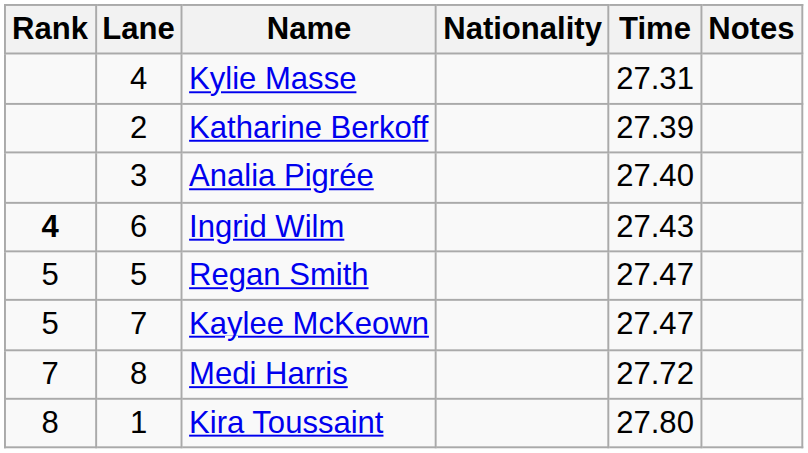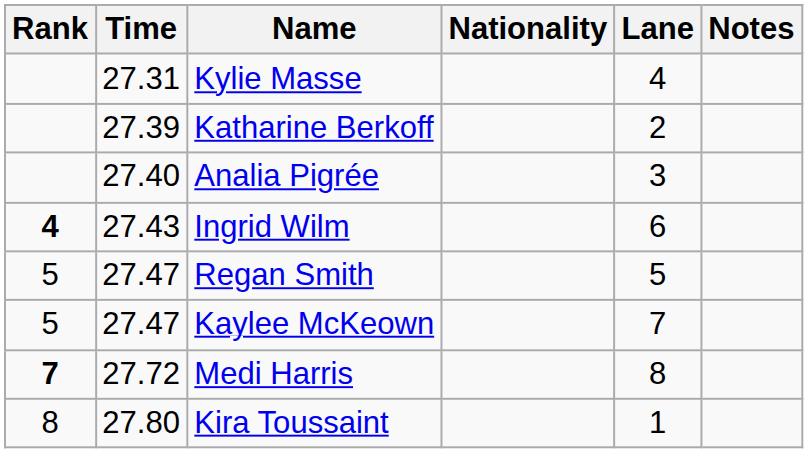columns swapped: (139, 29) <-> (655, 29)
(50, 373) normal -> (50, 373) bold
